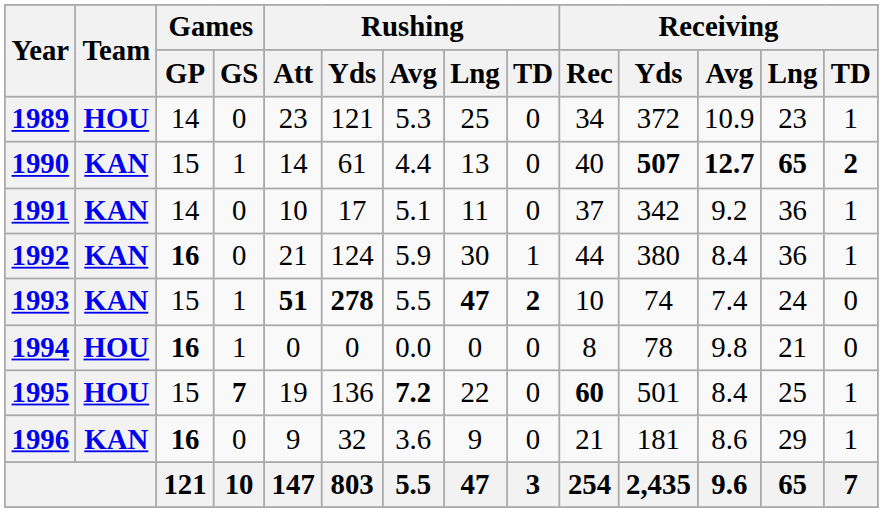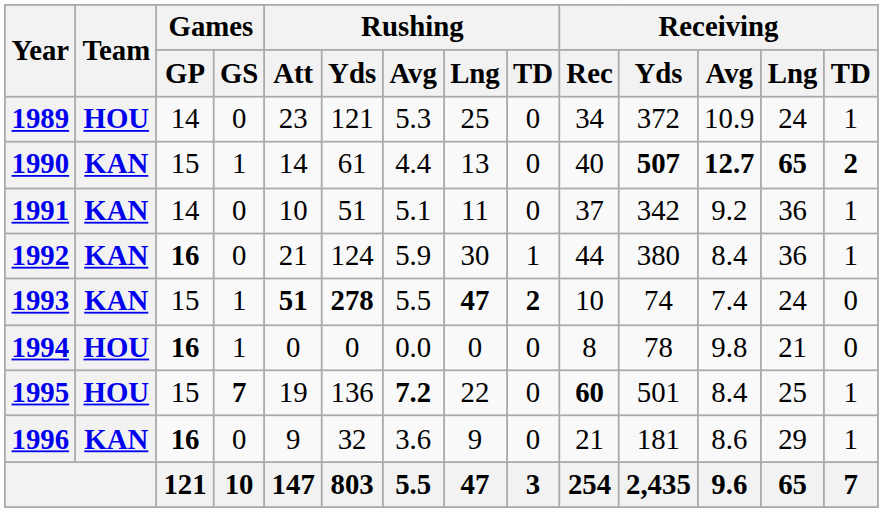(793, 118) 23 -> (793, 118) 24
(352, 210) 17 -> (352, 210) 51
